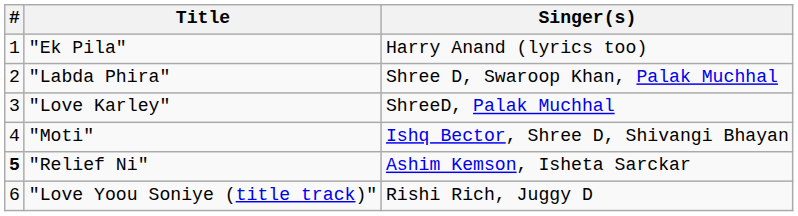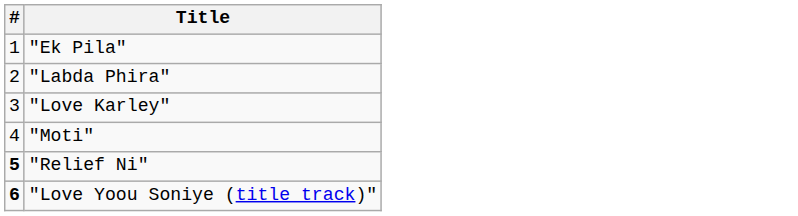- column: (587, 20)
(15, 196) normal -> (15, 196) bold
